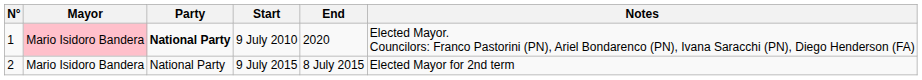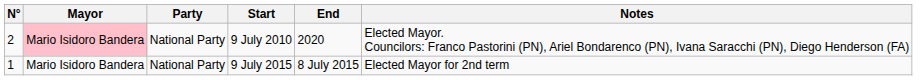(10, 39) 1 -> (10, 39) 2
(190, 39) bold -> (187, 39) normal
(10, 65) 2 -> (10, 65) 1
